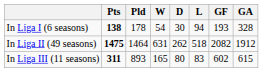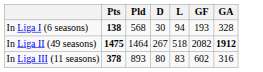- column: (160, 12)
(138, 28) 178 -> (138, 28) 568
(180, 43) 262 -> (160, 43) 267
(245, 43) normal -> (226, 43) bold
(114, 59) 311 -> (114, 59) 378
(245, 59) 615 -> (226, 59) 316
